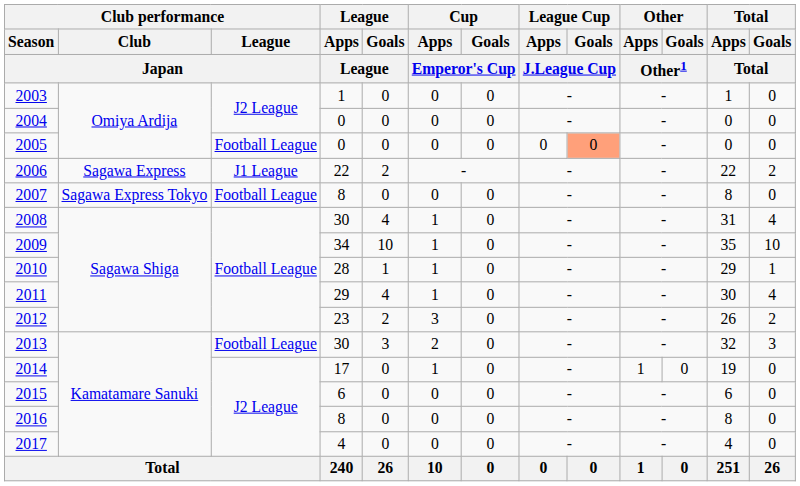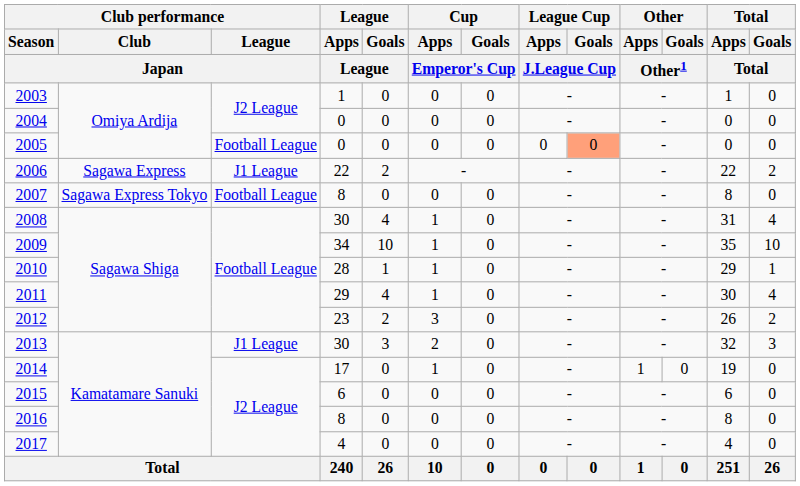(266, 344) Football League -> (266, 344) J1 League
